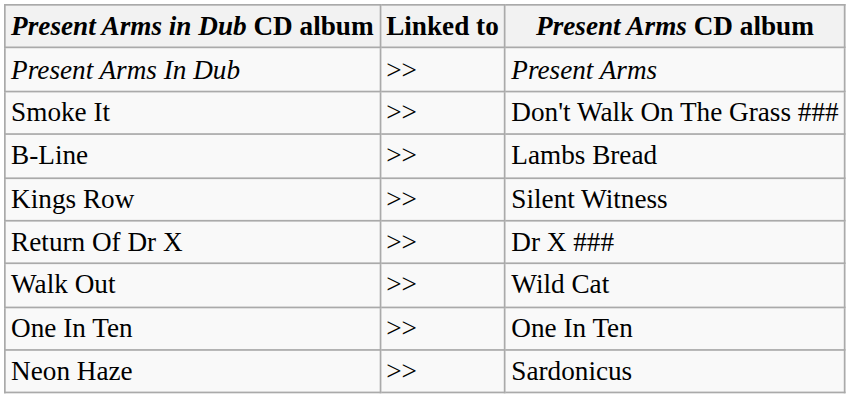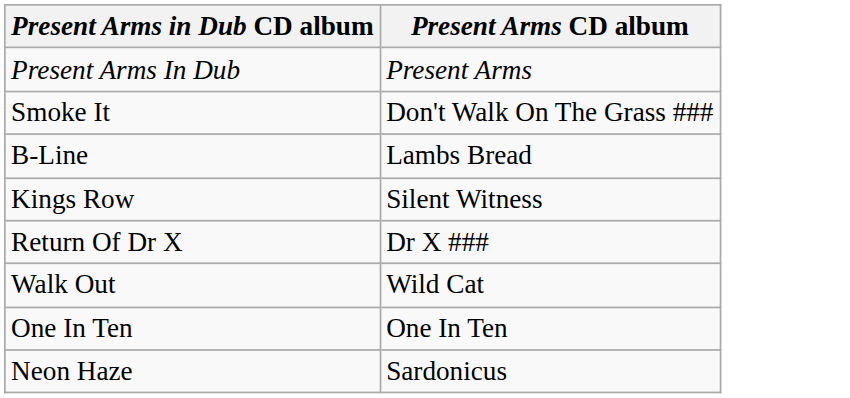- column: (442, 26)
